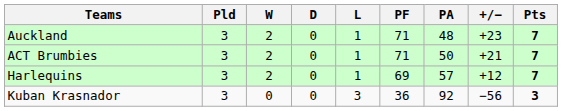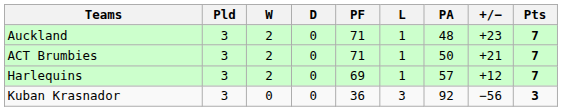columns swapped: (358, 15) <-> (402, 15)
